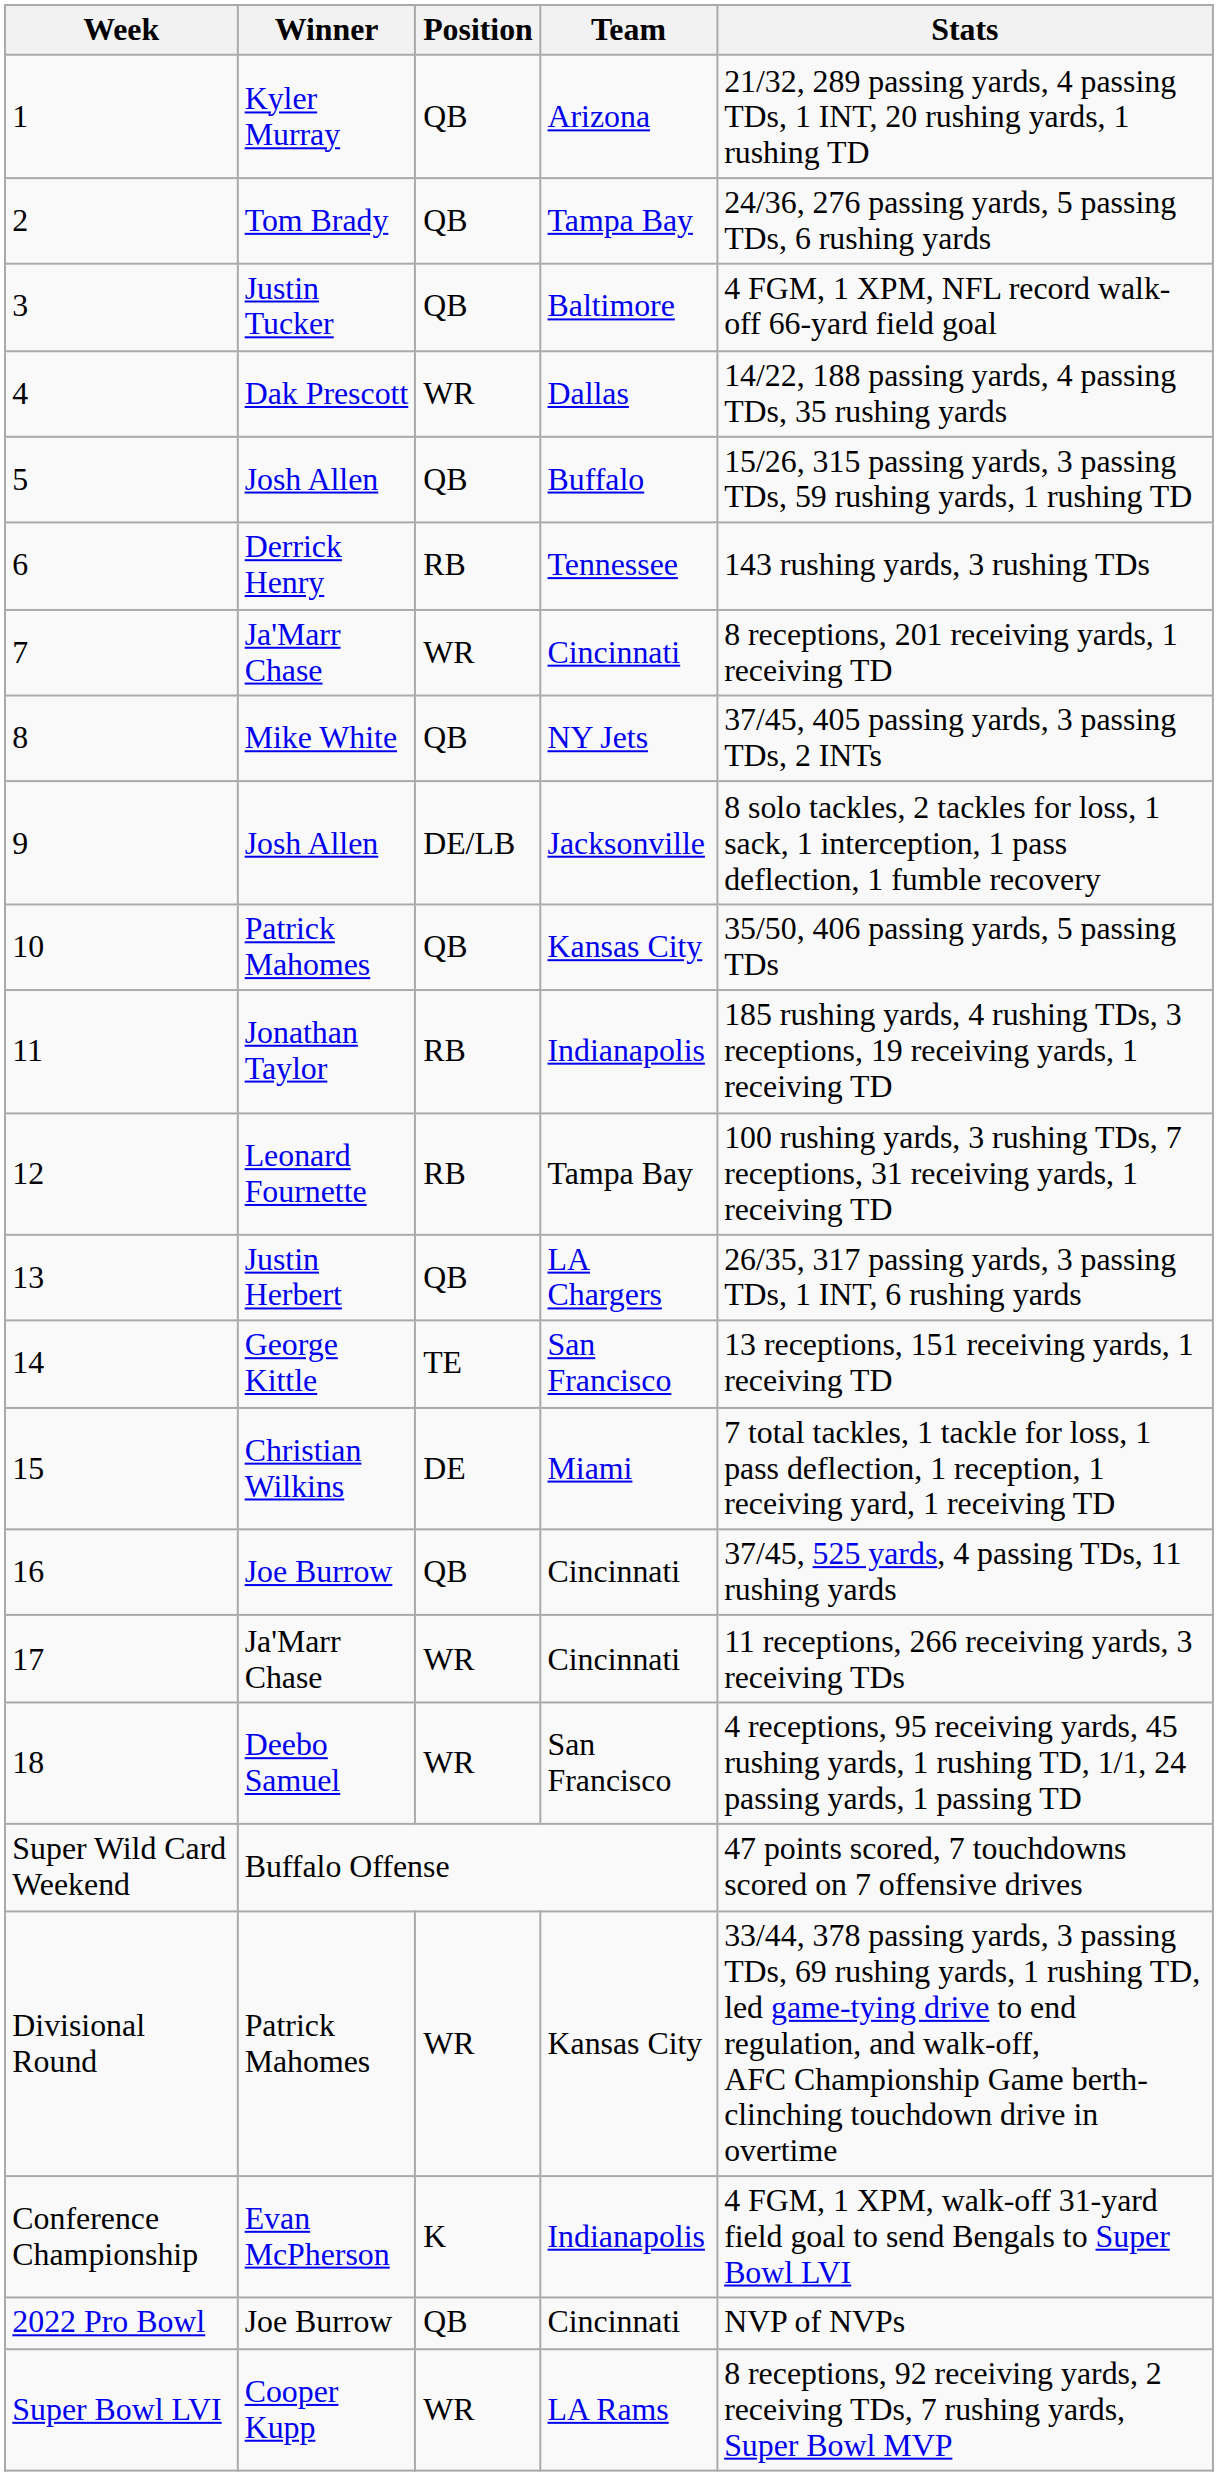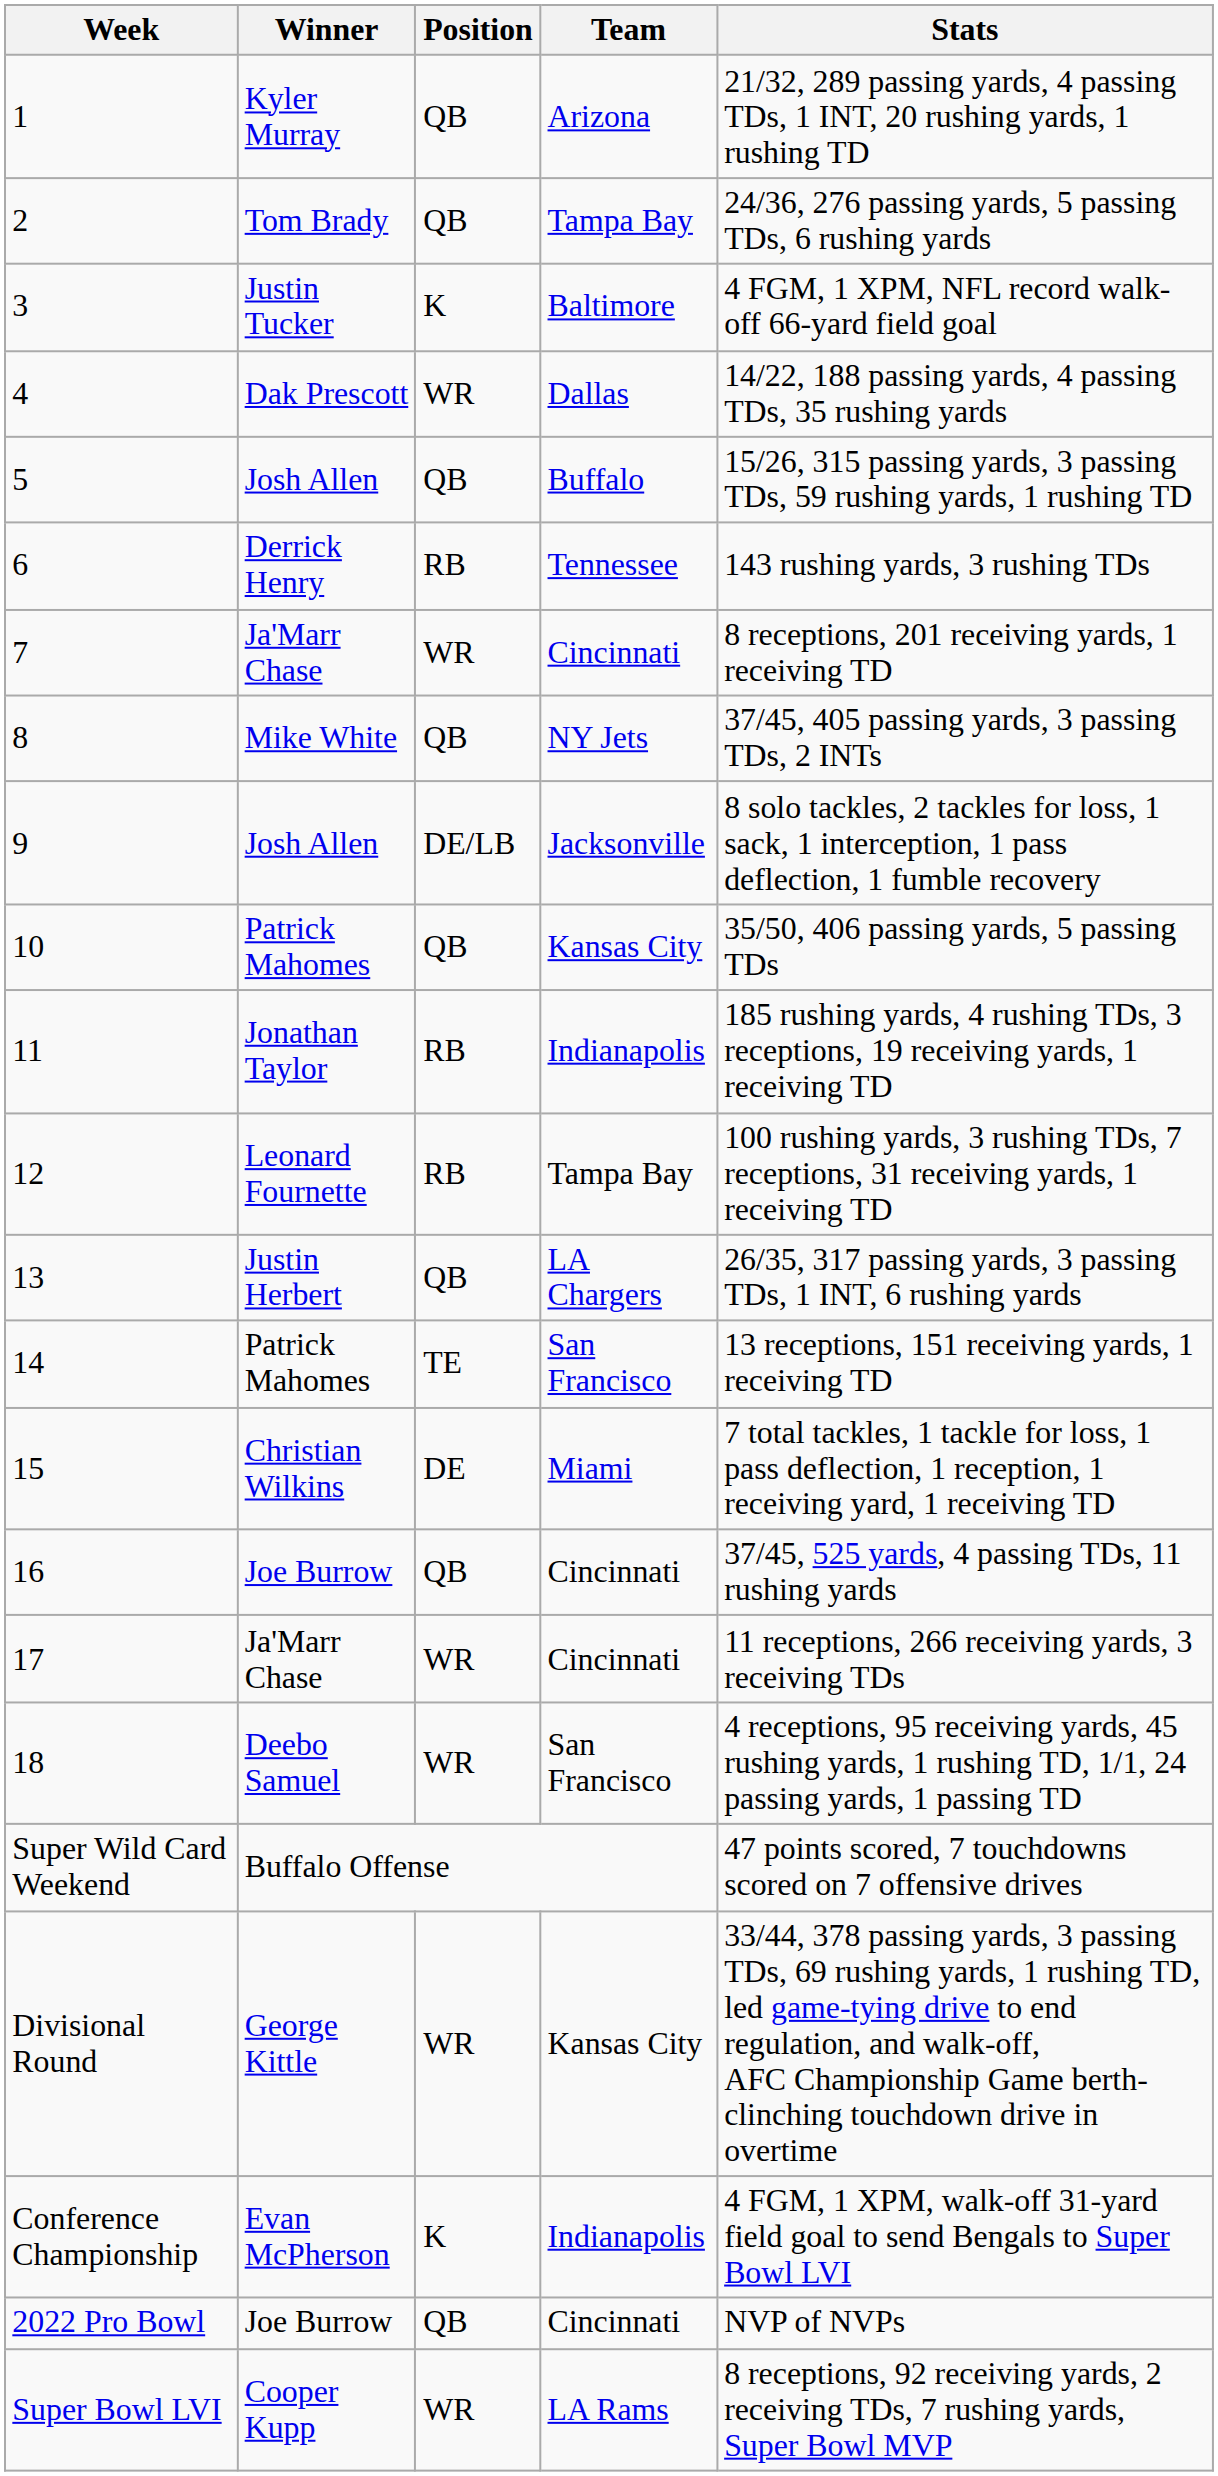(445, 306) QB -> (435, 306) K
(291, 1363) George Kittle -> (307, 1363) Patrick Mahomes
(307, 2042) Patrick Mahomes -> (291, 2042) George Kittle
